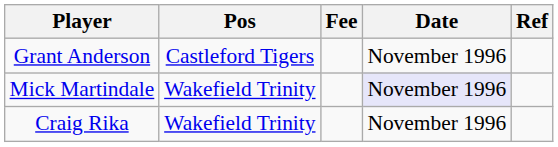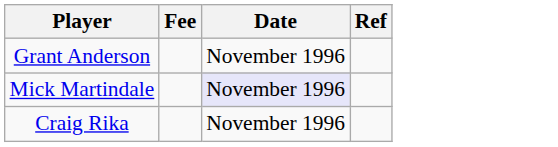- column: (240, 21)
